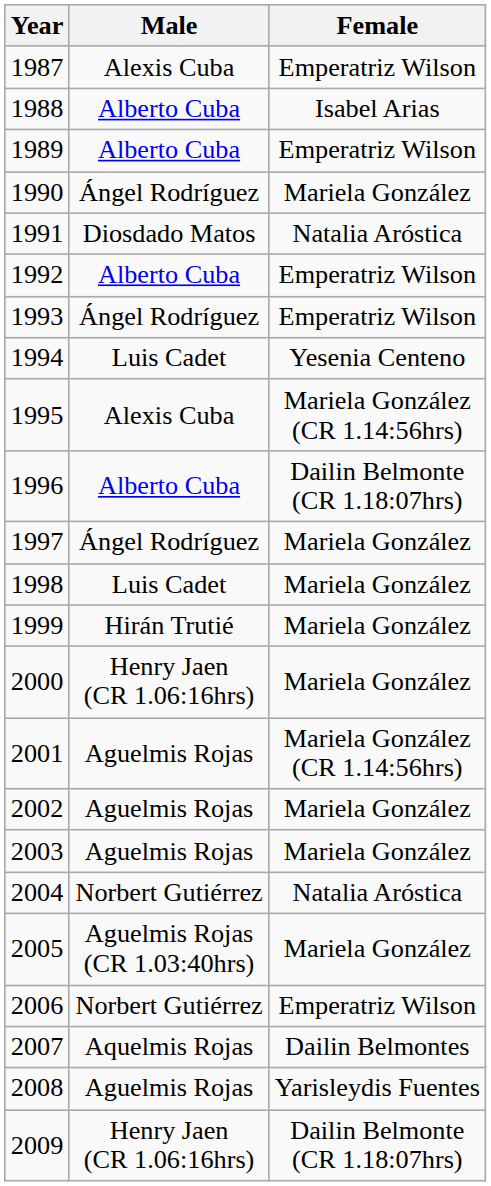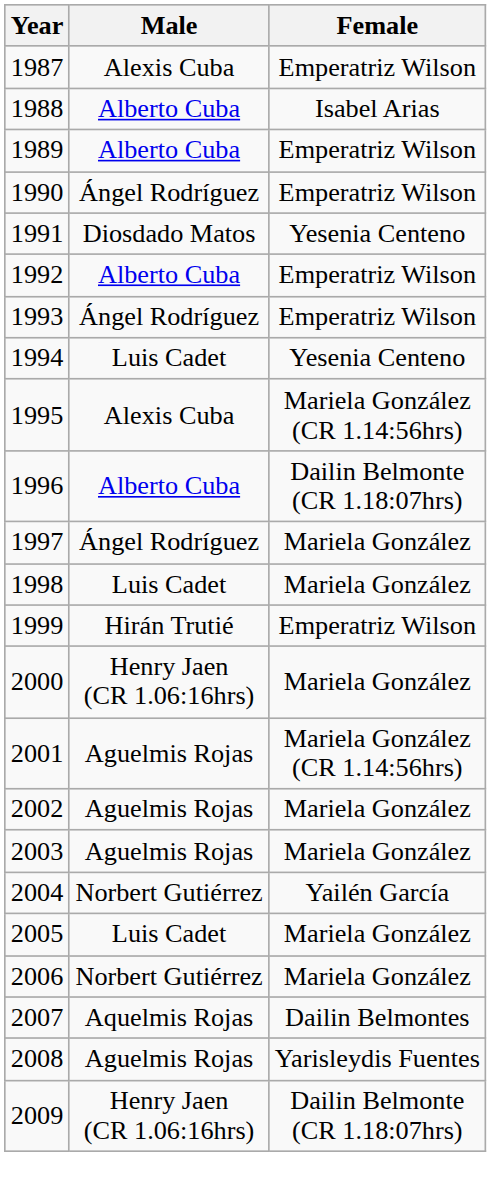(377, 191) Mariela González -> (377, 191) Emperatriz Wilson
(377, 233) Natalia Aróstica -> (377, 233) Yesenia Centeno
(377, 625) Mariela González -> (377, 625) Emperatriz Wilson
(377, 892) Natalia Aróstica -> (377, 892) Yailén García
(169, 948) Aguelmis Rojas (CR 1.03:40hrs) -> (169, 934) Luis Cadet
(377, 1005) Emperatriz Wilson -> (377, 975) Mariela González
